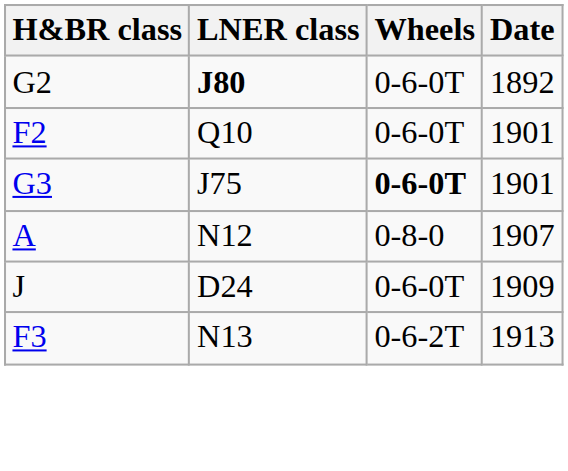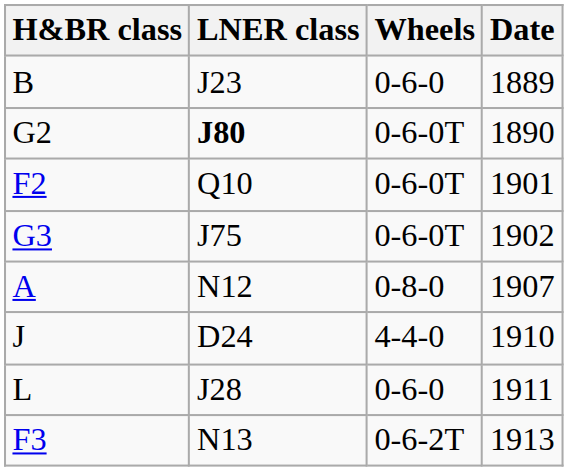+ row: (23, 81)
(522, 81) 1892 -> (522, 132) 1890
(420, 183) bold -> (419, 235) normal
(522, 183) 1901 -> (522, 235) 1902
(419, 286) 0-6-0T -> (409, 337) 4-4-0
(522, 286) 1909 -> (522, 337) 1910
+ row: (22, 388)
